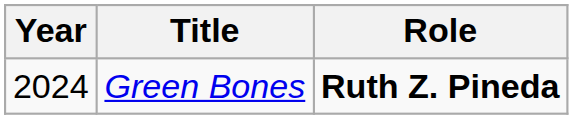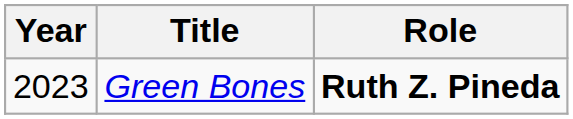(51, 85) 2024 -> (51, 85) 2023
